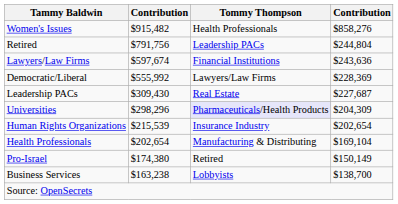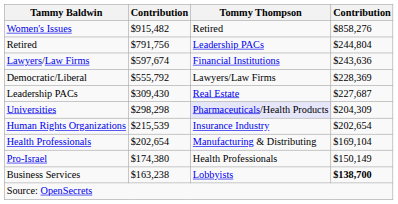(235, 28) Health Professionals -> (208, 28) Retired
(150, 77) $555,992 -> (150, 77) $555,792
(150, 110) $298,296 -> (150, 110) $298,298
(208, 158) Retired -> (235, 158) Health Professionals
(352, 175) normal -> (352, 175) bold
